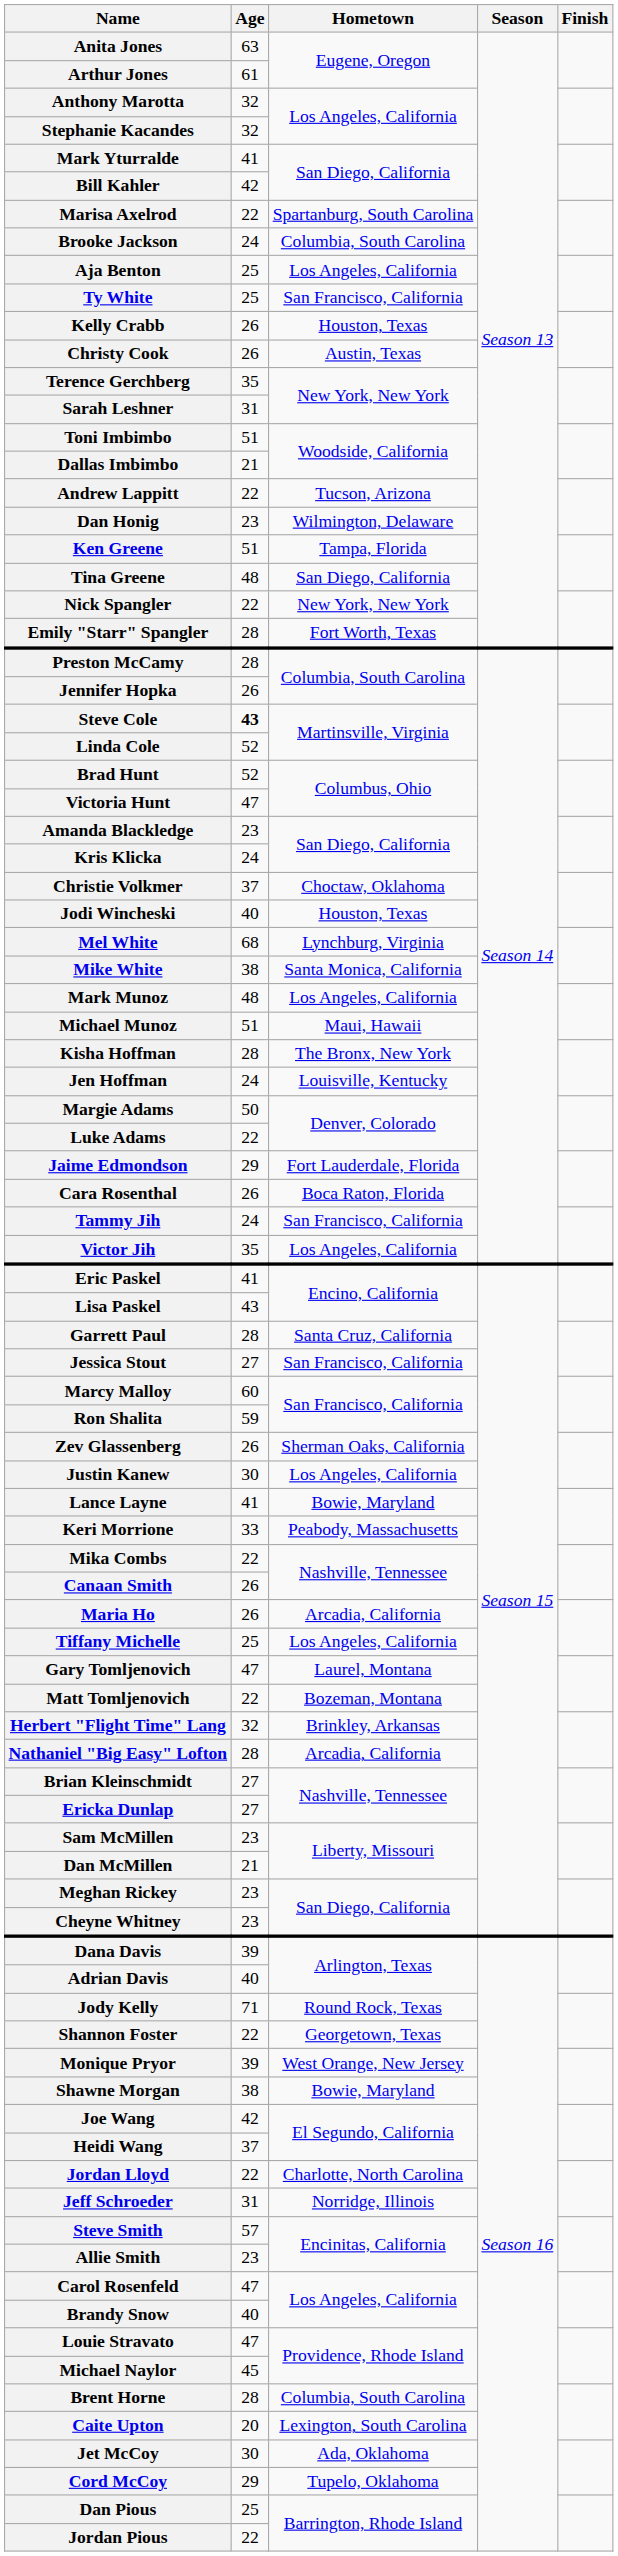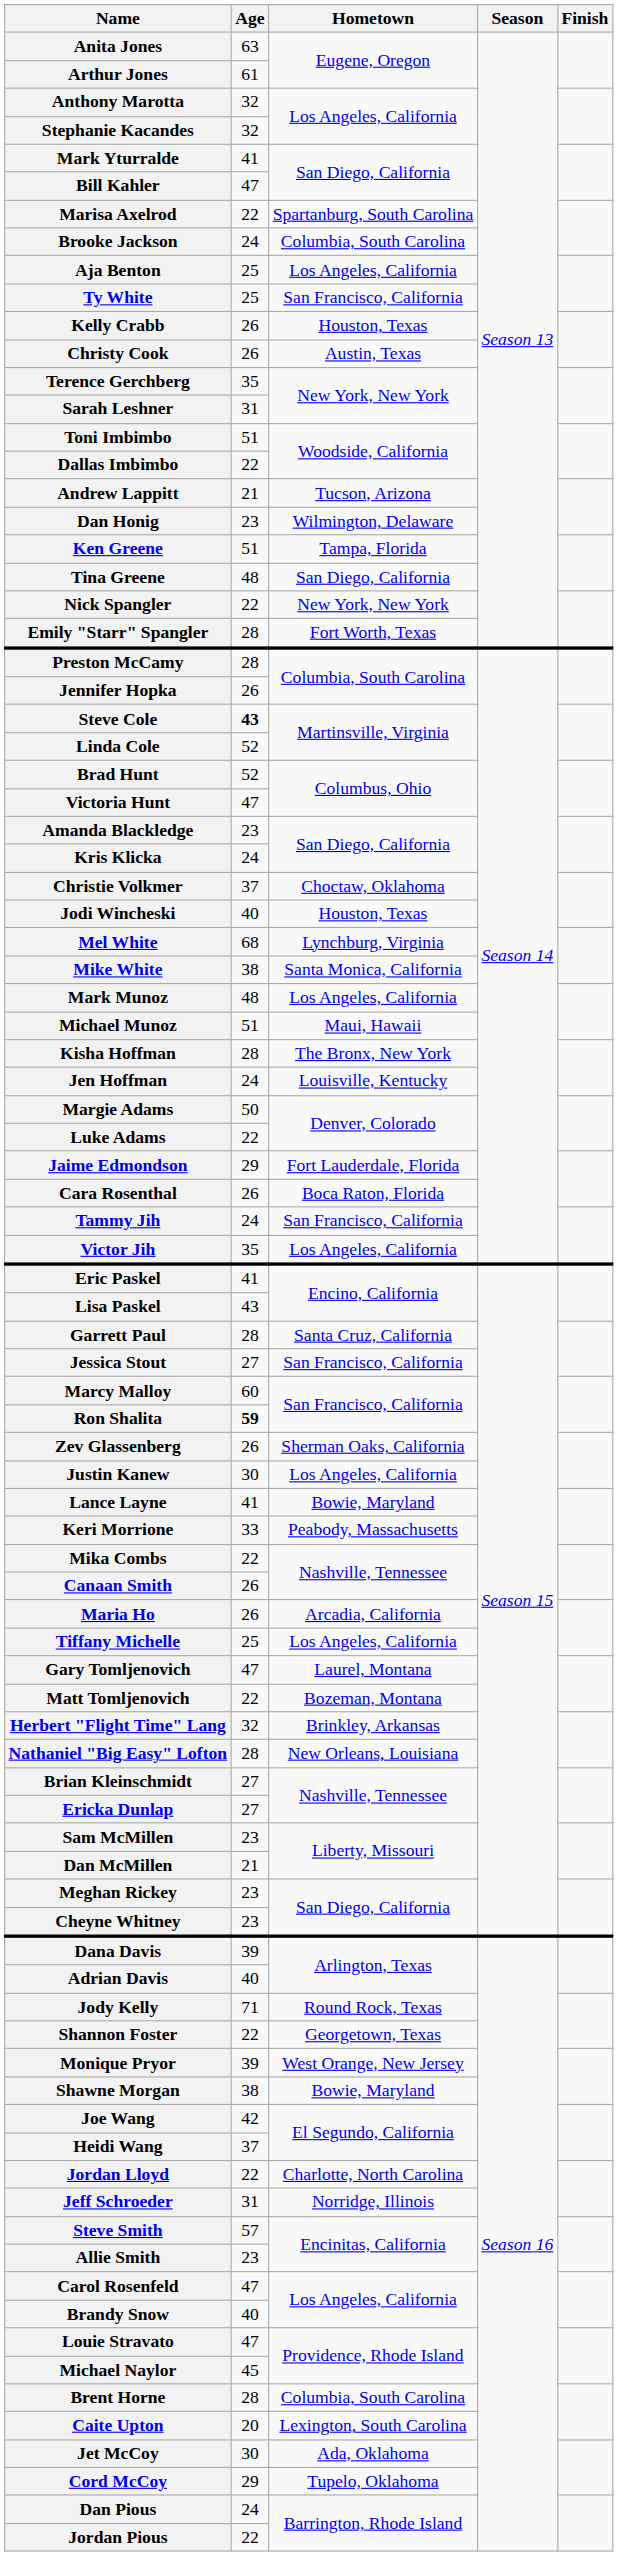(250, 185) 42 -> (250, 185) 47
(250, 465) 21 -> (250, 465) 22
(250, 492) 22 -> (250, 492) 21
(250, 1418) normal -> (250, 1418) bold
(373, 1753) Arcadia, California -> (373, 1753) New Orleans, Louisiana
(250, 2509) 25 -> (250, 2509) 24
